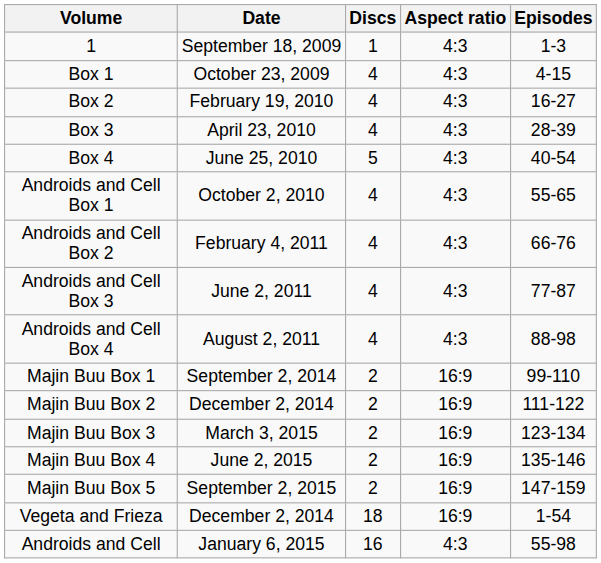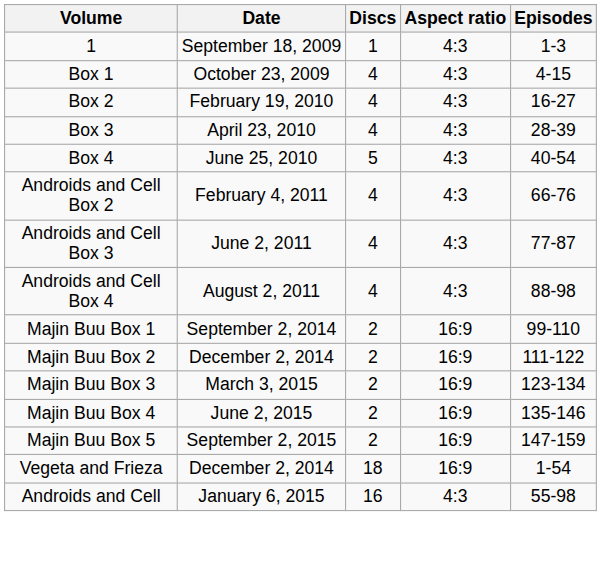- row: (91, 195)
